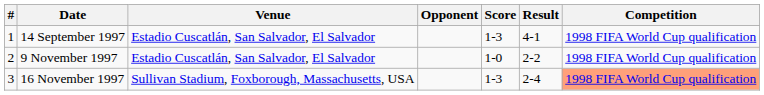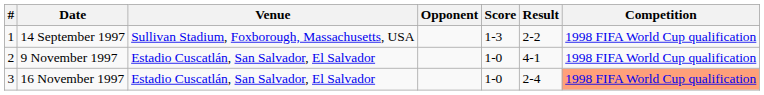(253, 36) Estadio Cuscatlán, San Salvador, El Salvador -> (273, 36) Sullivan Stadium, Foxborough, Massachusetts, USA
(531, 36) 4-1 -> (531, 36) 2-2
(531, 57) 2-2 -> (531, 57) 4-1
(273, 79) Sullivan Stadium, Foxborough, Massachusetts, USA -> (253, 79) Estadio Cuscatlán, San Salvador, El Salvador
(493, 79) 1-3 -> (493, 79) 1-0
